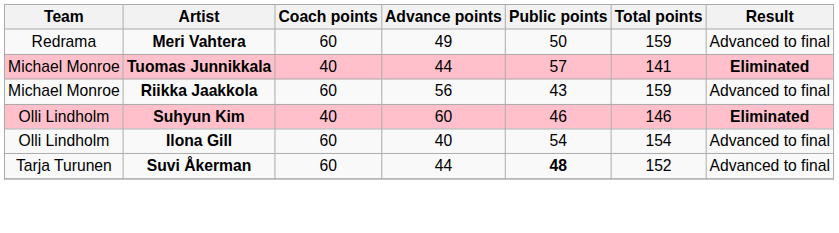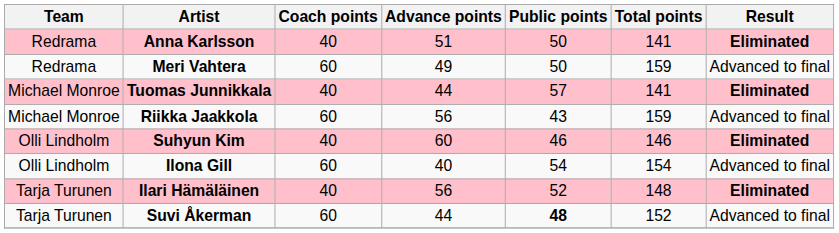+ row: (199, 41)
+ row: (199, 191)
